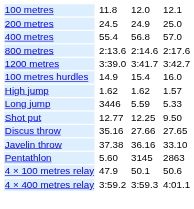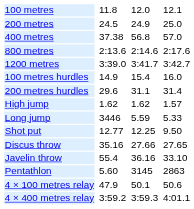(108, 37) 55.4 -> (111, 37) 37.38
+ row: (47, 91)
(111, 144) 37.38 -> (108, 158) 55.4
